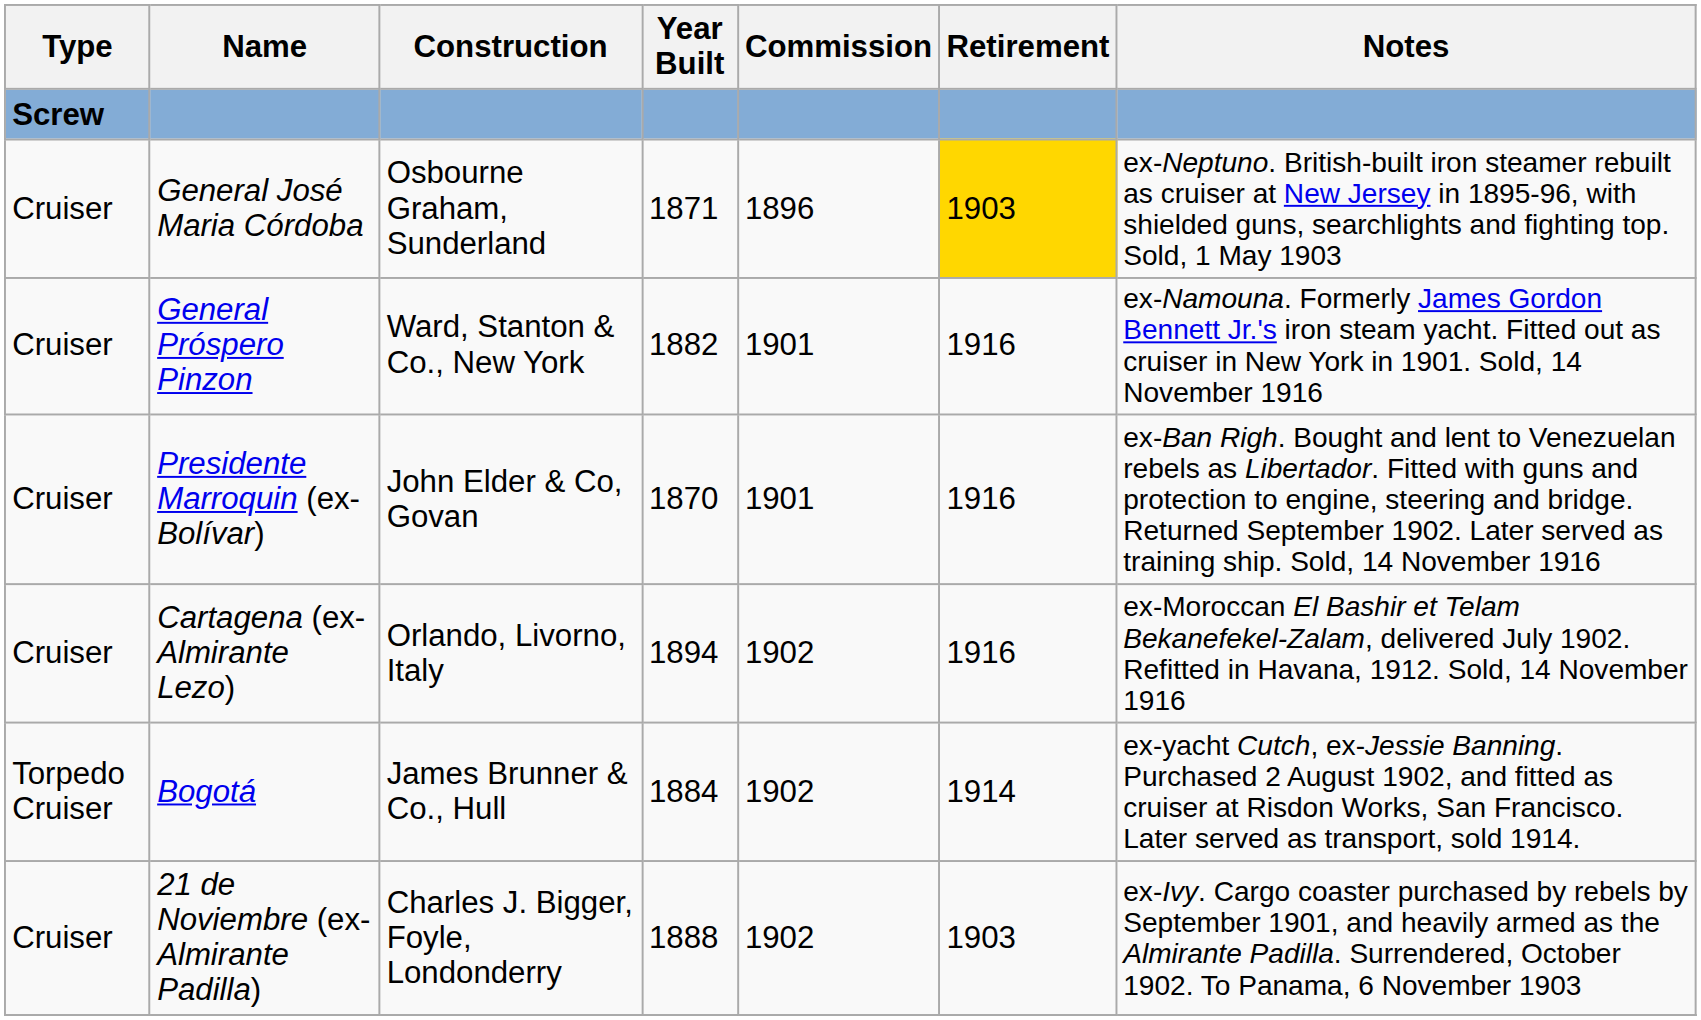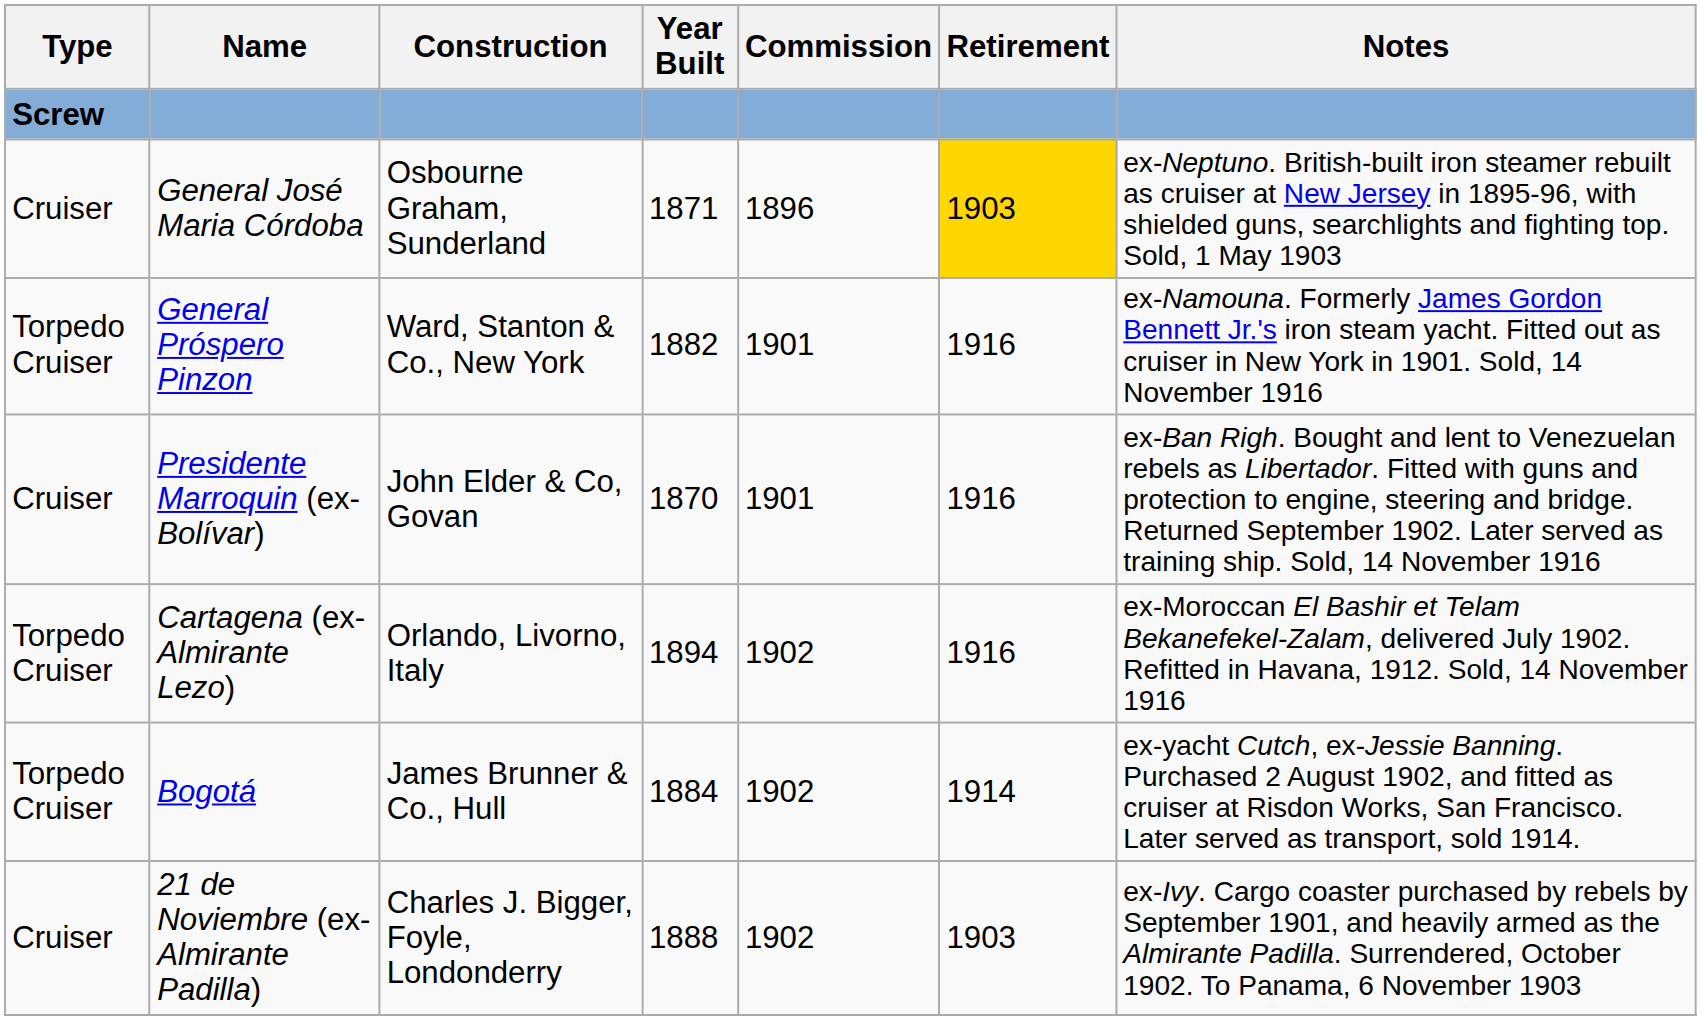(62, 345) Cruiser -> (69, 345) Torpedo Cruiser
(62, 652) Cruiser -> (69, 652) Torpedo Cruiser
